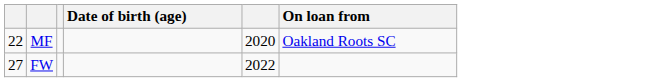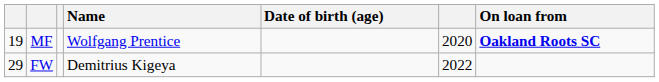+ column: (86, 16)
(16, 40) 22 -> (16, 40) 19
(339, 40) normal -> (540, 40) bold
(16, 64) 27 -> (16, 64) 29
